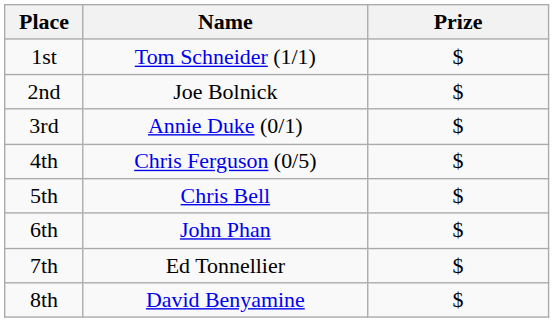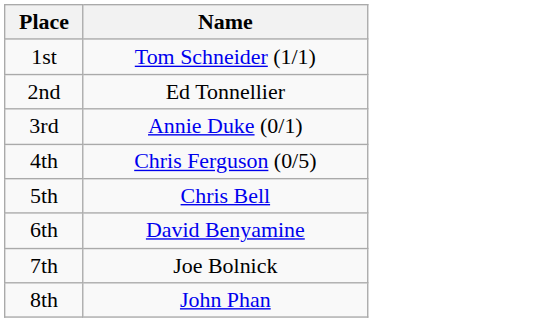- column: (458, 21)
(225, 91) Joe Bolnick -> (225, 91) Ed Tonnellier
(225, 230) John Phan -> (225, 230) David Benyamine
(225, 265) Ed Tonnellier -> (225, 265) Joe Bolnick
(225, 299) David Benyamine -> (225, 299) John Phan
